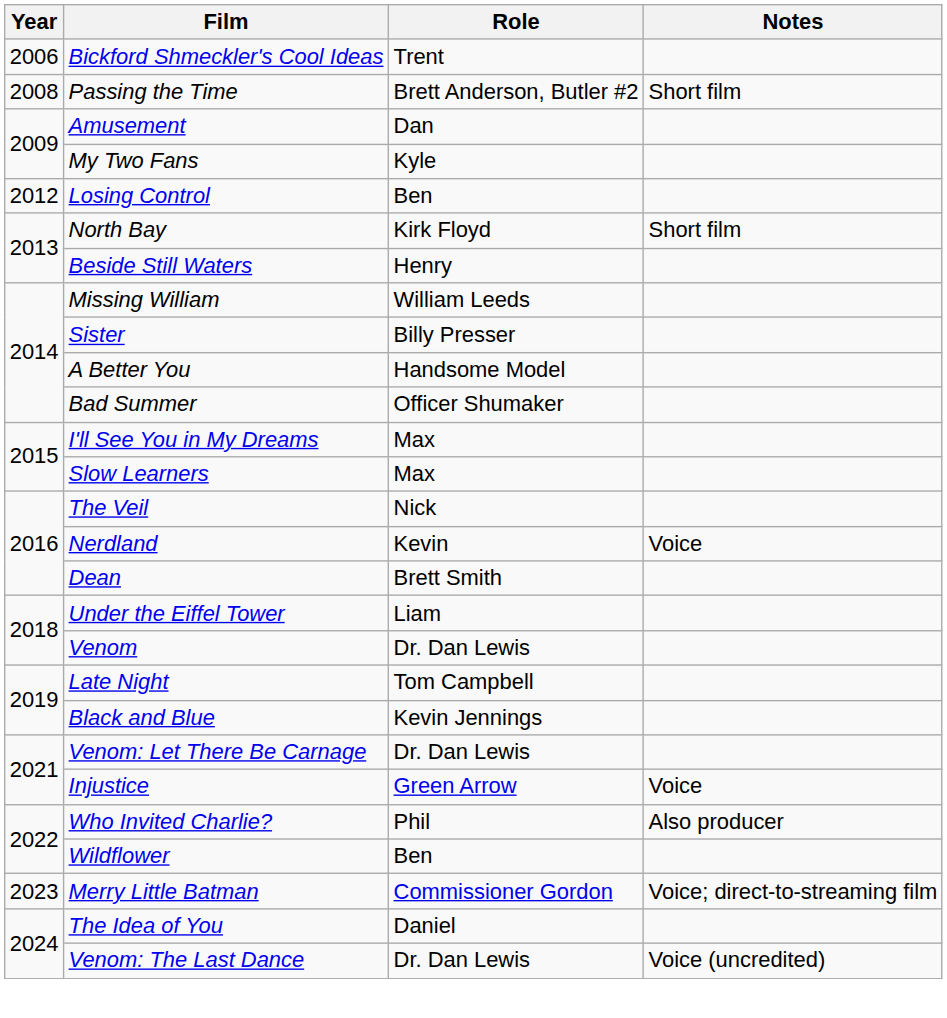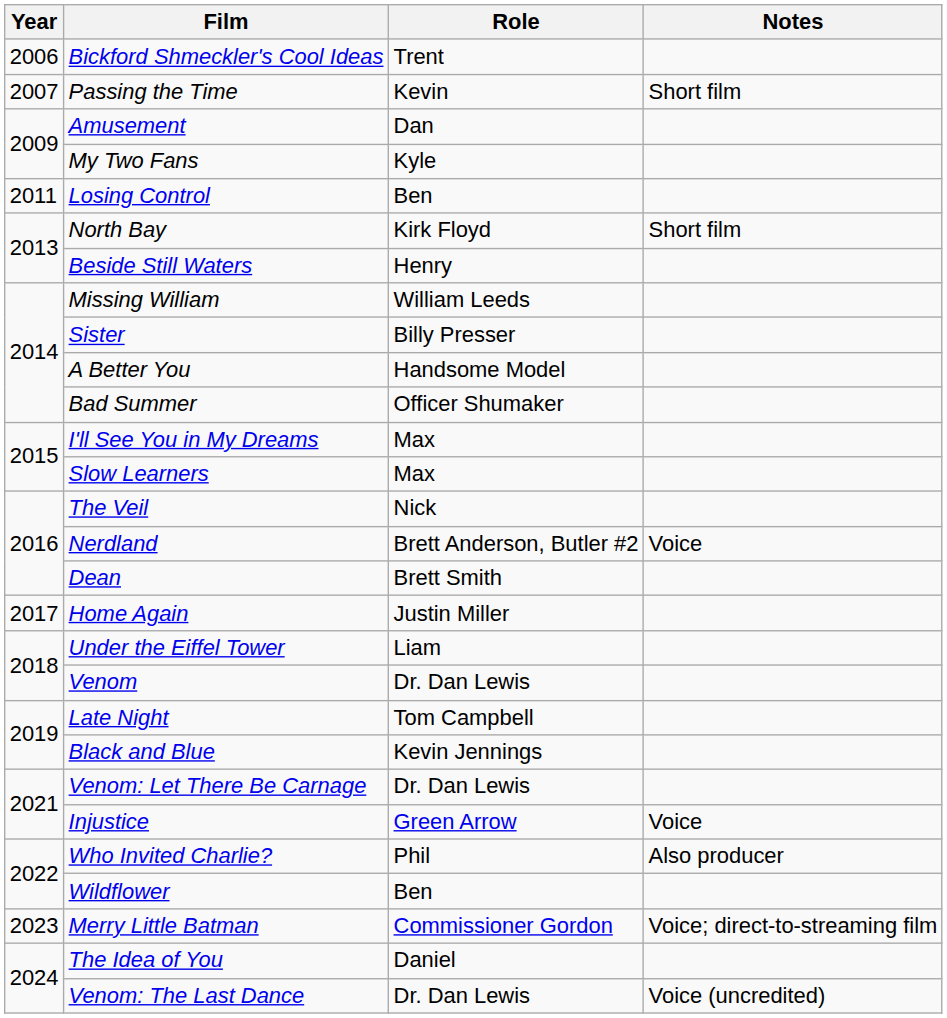(34, 91) 2008 -> (34, 91) 2007
(516, 91) Brett Anderson, Butler #2 -> (421, 91) Kevin
(34, 195) 2012 -> (33, 195) 2011
(421, 543) Kevin -> (516, 543) Brett Anderson, Butler #2
+ row: (129, 612)
